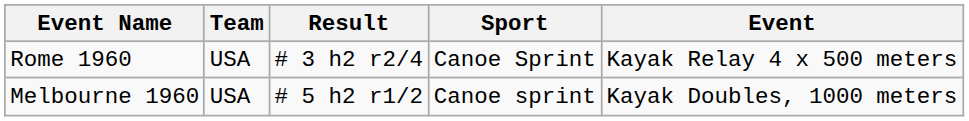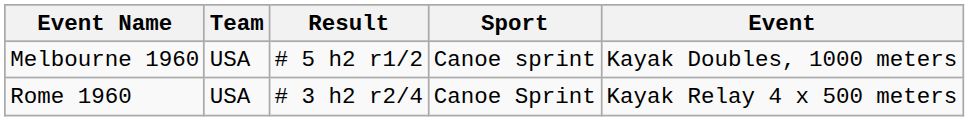rows swapped: (71, 60) <-> (105, 97)
